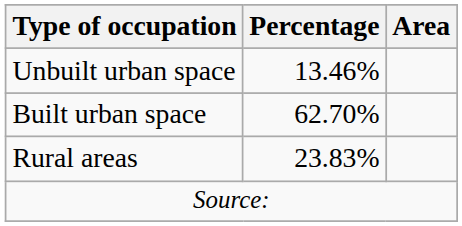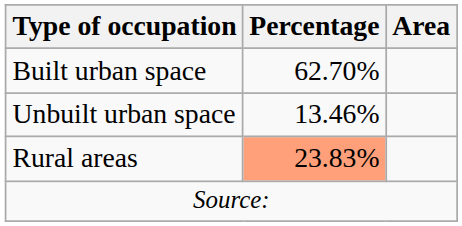rows swapped: (109, 114) <-> (124, 70)
(337, 158) no background -> (337, 158) lightsalmon background
